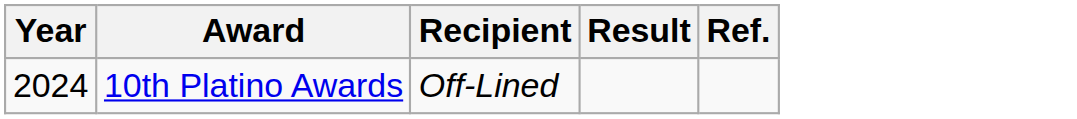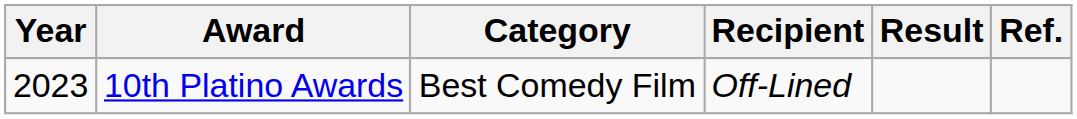+ column: (557, 31)
(51, 85) 2024 -> (51, 85) 2023
